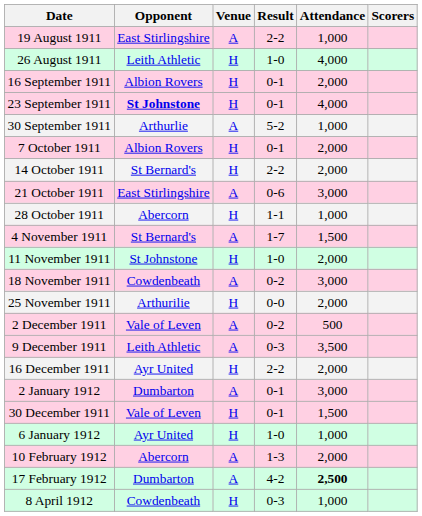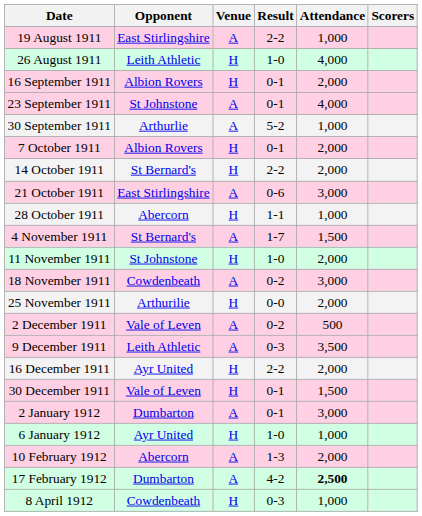(163, 103) bold -> (163, 103) normal
(233, 103) H -> (233, 103) A
rows swapped: (59, 412) <-> (59, 390)
